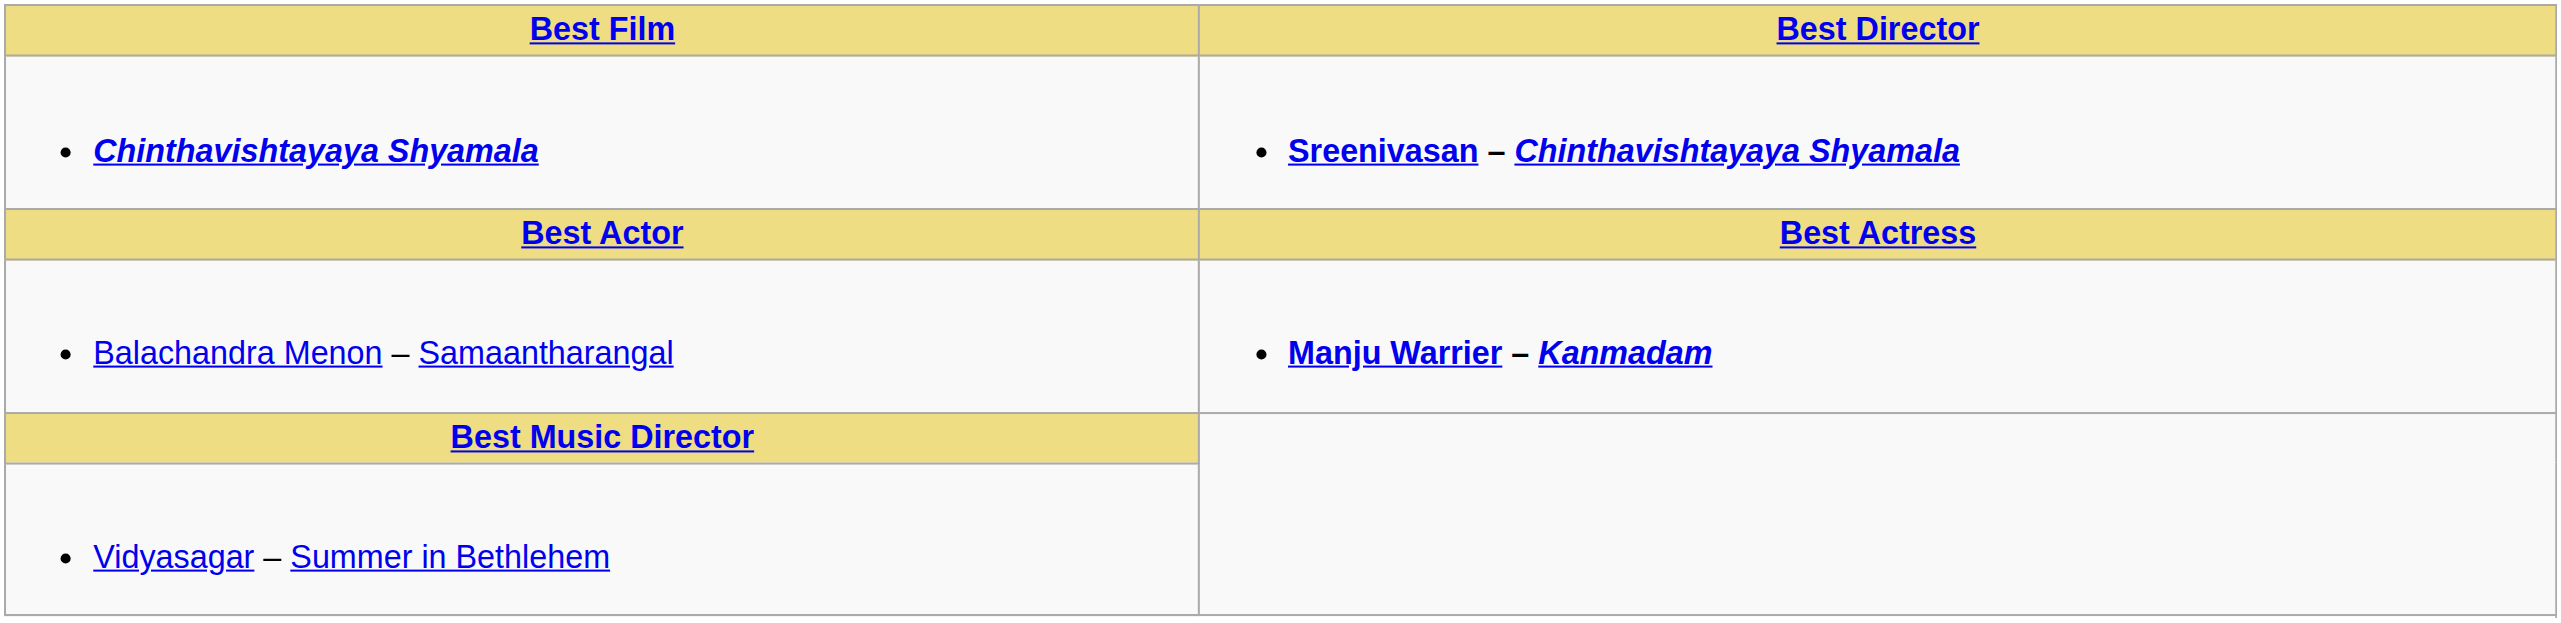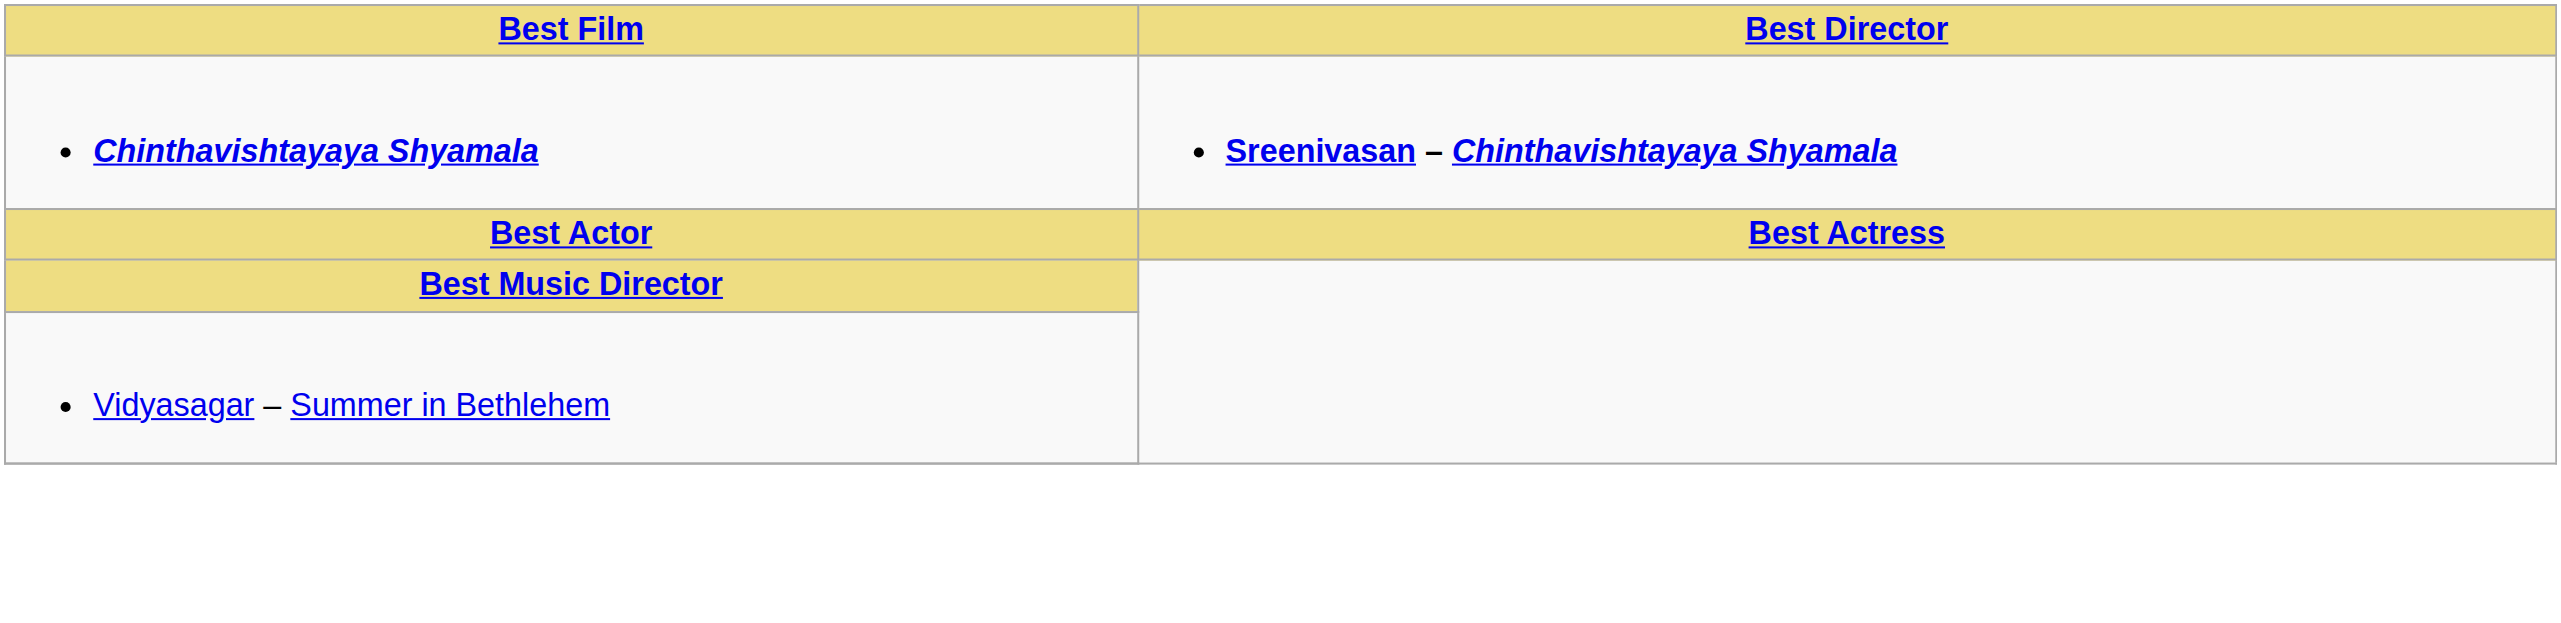- row: (602, 354)
